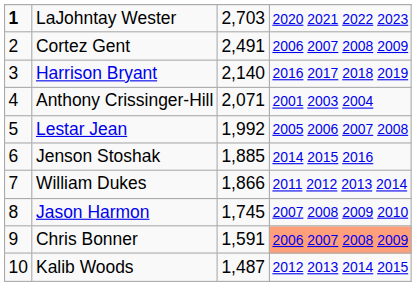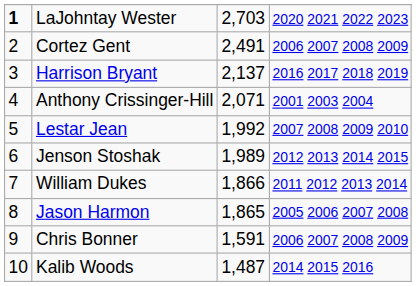(243, 73) 2,140 -> (243, 73) 2,137
(340, 129) 2005 2006 2007 2008 -> (340, 129) 2007 2008 2009 2010
(243, 156) 1,885 -> (243, 156) 1,989
(323, 157) 2014 2015 2016 -> (340, 157) 2012 2013 2014 2015
(243, 211) 1,745 -> (243, 211) 1,865
(340, 212) 2007 2008 2009 2010 -> (340, 212) 2005 2006 2007 2008
(340, 240) lightsalmon background -> (340, 240) no background
(340, 267) 2012 2013 2014 2015 -> (323, 267) 2014 2015 2016
